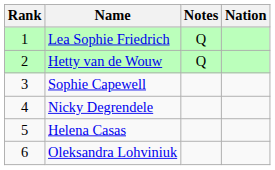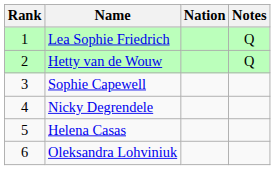columns swapped: (246, 15) <-> (201, 15)
